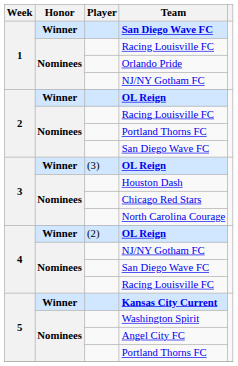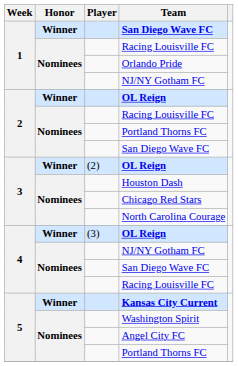(93, 166) (3) -> (93, 166) (2)
(93, 234) (2) -> (93, 234) (3)
